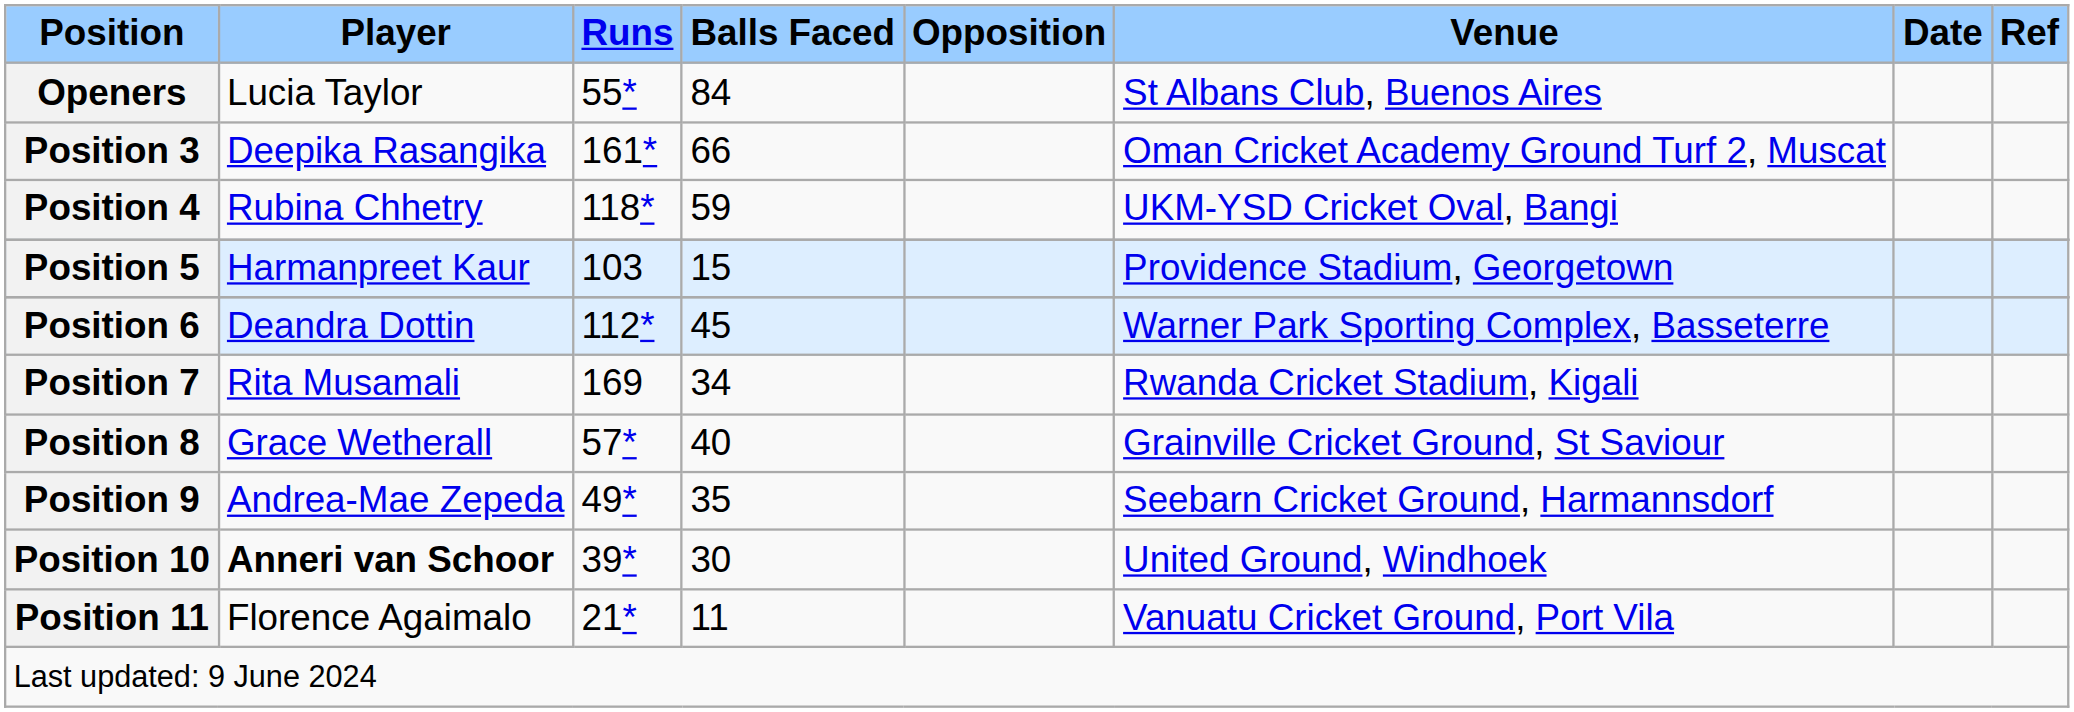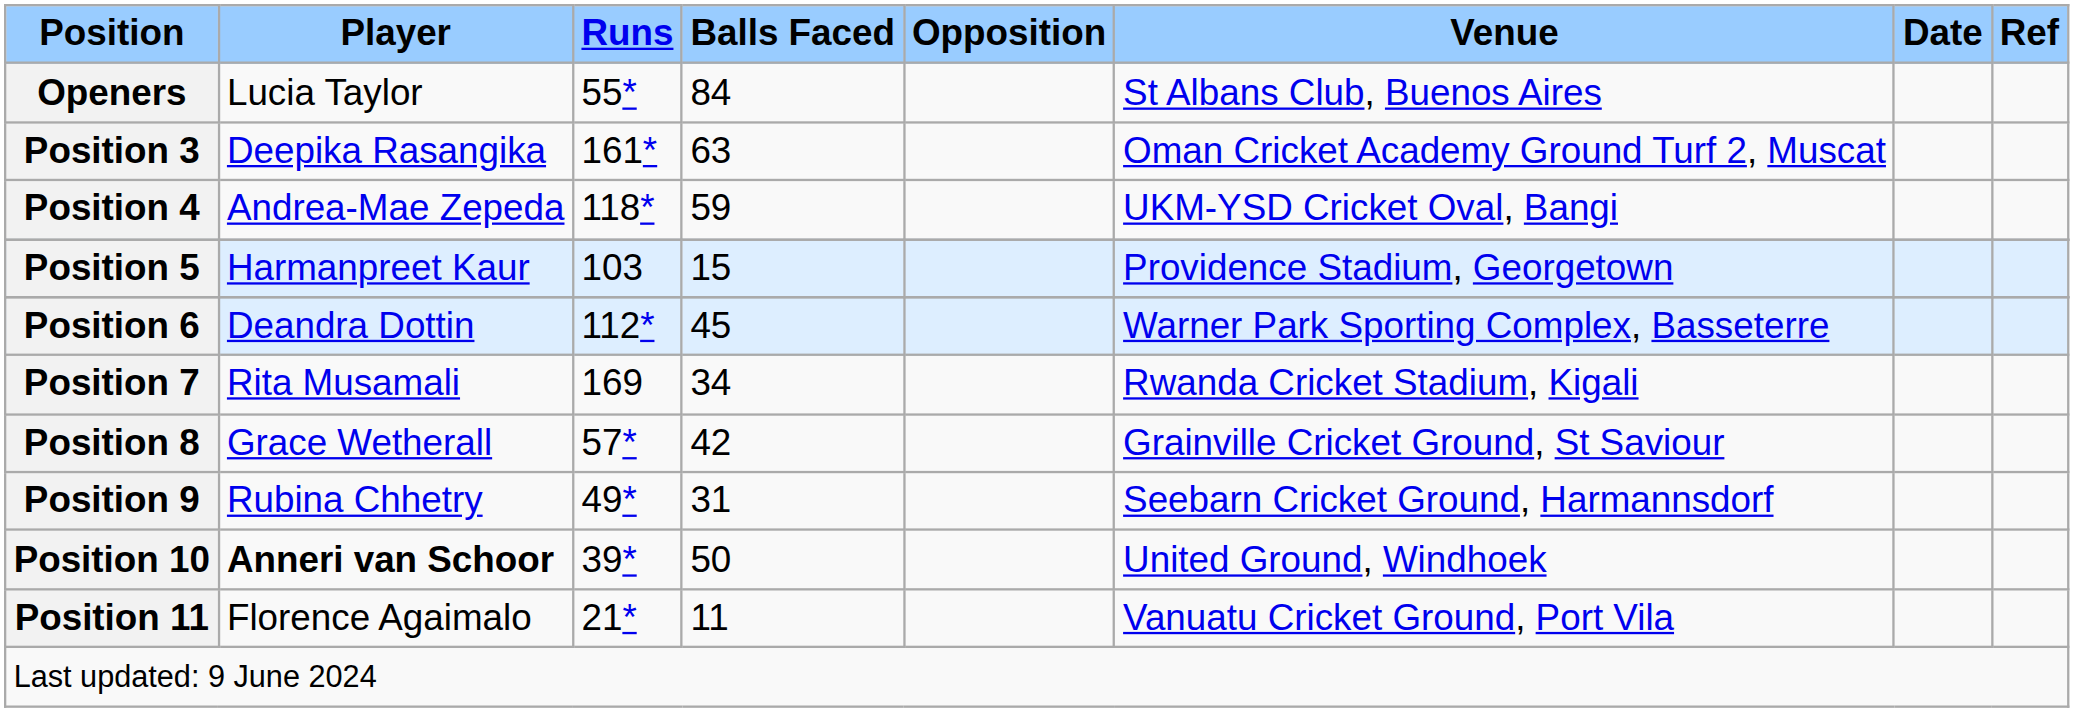(711, 150) 66 -> (711, 150) 63
(355, 208) Rubina Chhetry -> (396, 208) Andrea-Mae Zepeda
(711, 442) 40 -> (711, 442) 42
(396, 500) Andrea-Mae Zepeda -> (355, 500) Rubina Chhetry
(711, 500) 35 -> (711, 500) 31
(711, 558) 30 -> (711, 558) 50
